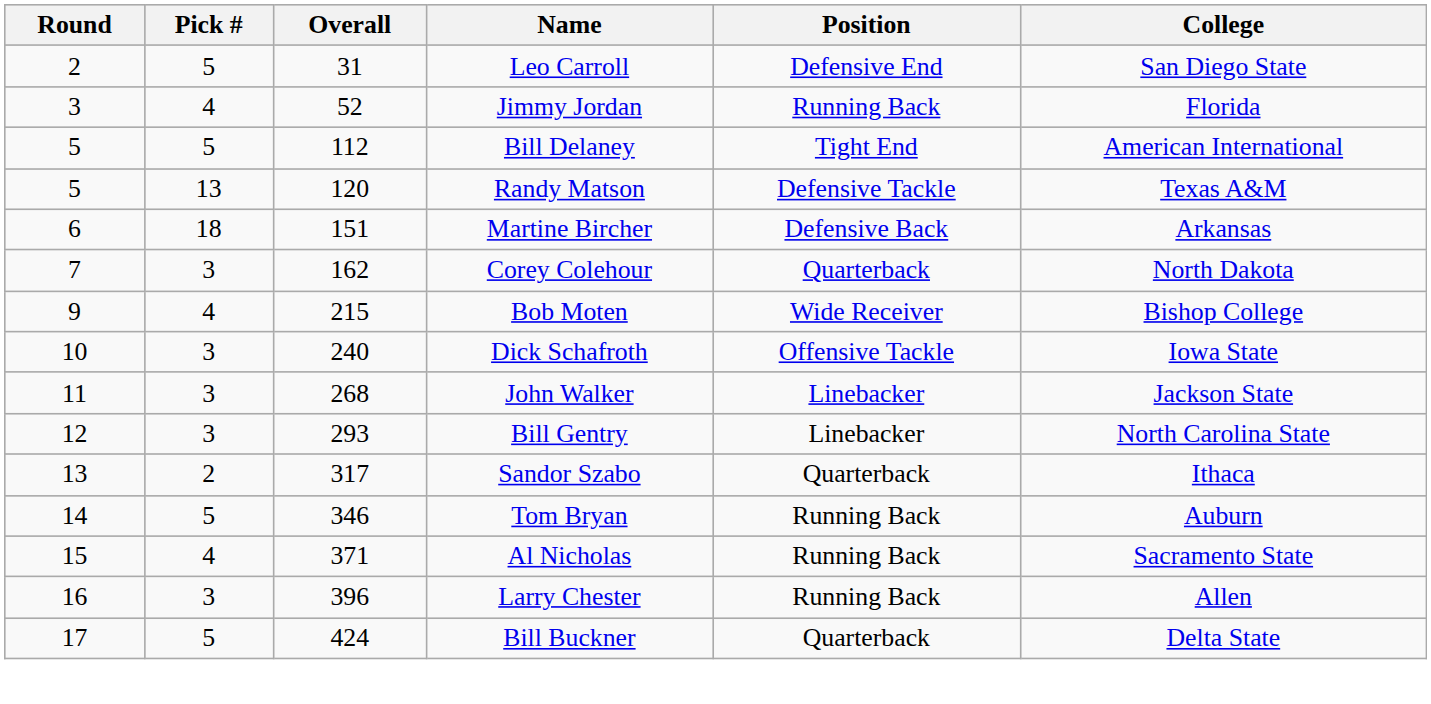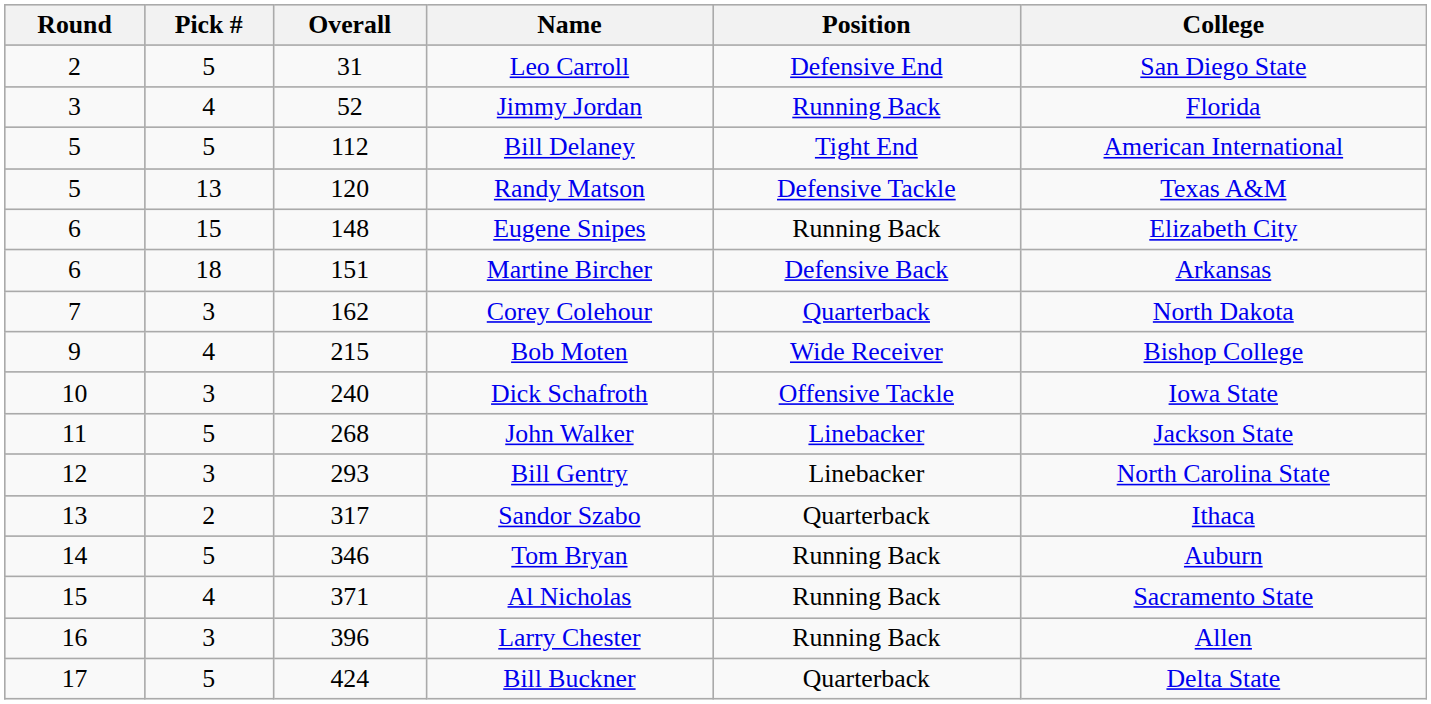+ row: (569, 229)
(209, 392) 3 -> (209, 433) 5
